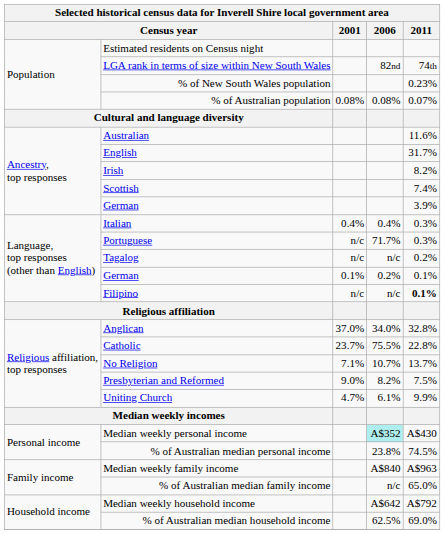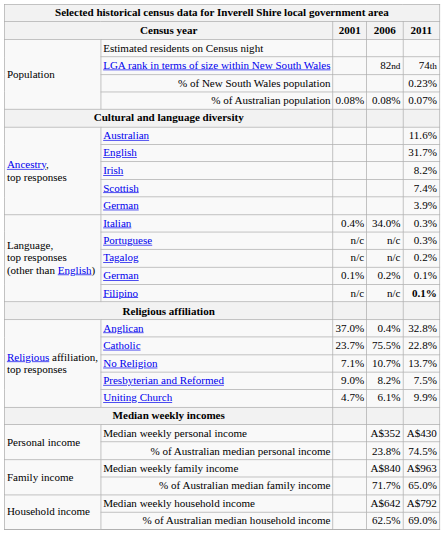(388, 223) 0.4% -> (385, 223) 34.0%
(386, 240) 71.7% -> (394, 240) n/c
(385, 328) 34.0% -> (388, 328) 0.4%
(385, 433) paleturquoise background -> (385, 433) no background
(394, 485) n/c -> (386, 485) 71.7%
